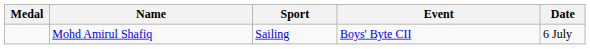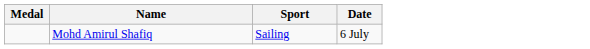- column: (439, 14)
